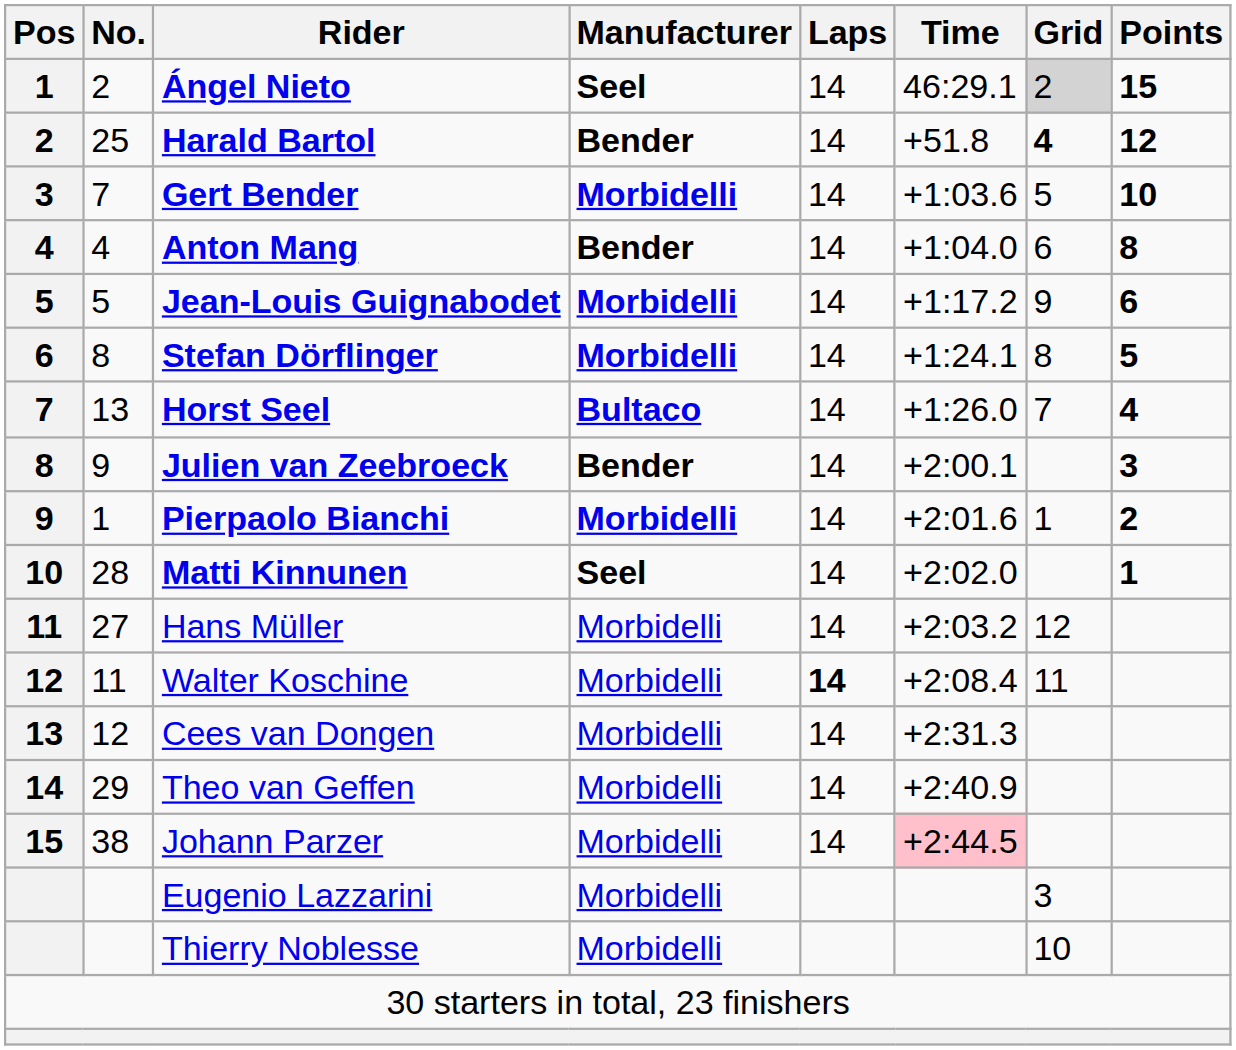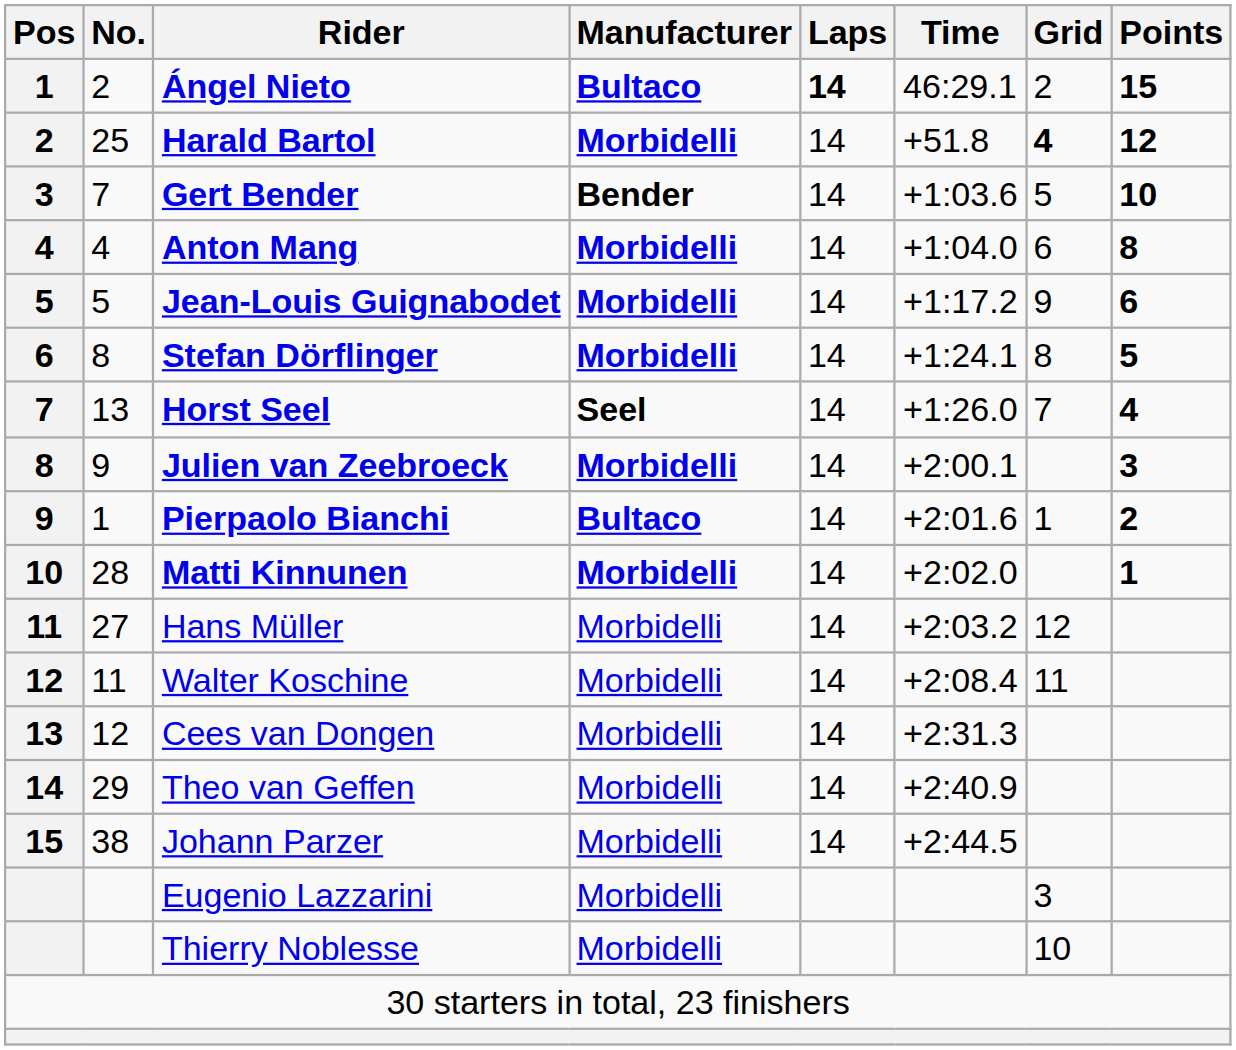(612, 86) Seel -> (639, 86) Bultaco
(827, 86) normal -> (827, 86) bold
(1043, 86) lightgrey background -> (1043, 86) no background
(635, 140) Bender -> (657, 140) Morbidelli
(657, 194) Morbidelli -> (635, 194) Bender
(635, 248) Bender -> (657, 248) Morbidelli
(639, 410) Bultaco -> (612, 410) Seel
(635, 463) Bender -> (657, 463) Morbidelli
(657, 517) Morbidelli -> (639, 517) Bultaco
(612, 571) Seel -> (657, 571) Morbidelli
(827, 679) bold -> (827, 679) normal
(960, 841) pink background -> (960, 841) no background
